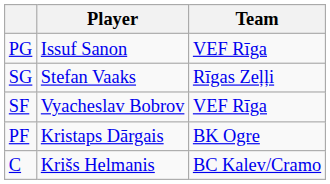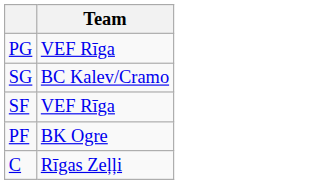- column: (113, 19)
(234, 77) Rīgas Zeļļi -> (105, 77) BC Kalev/Cramo
(257, 164) BC Kalev/Cramo -> (81, 164) Rīgas Zeļļi
